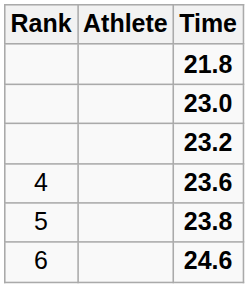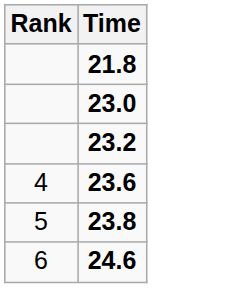- column: (125, 24)
